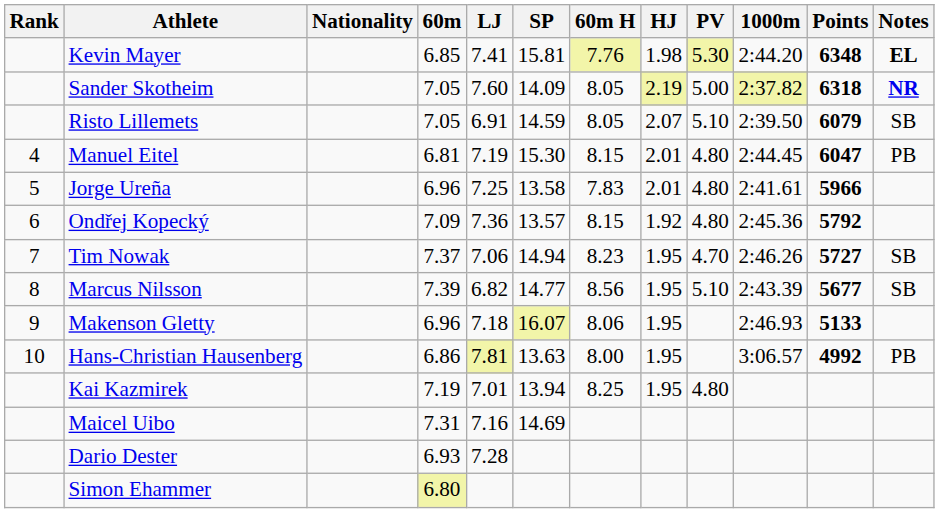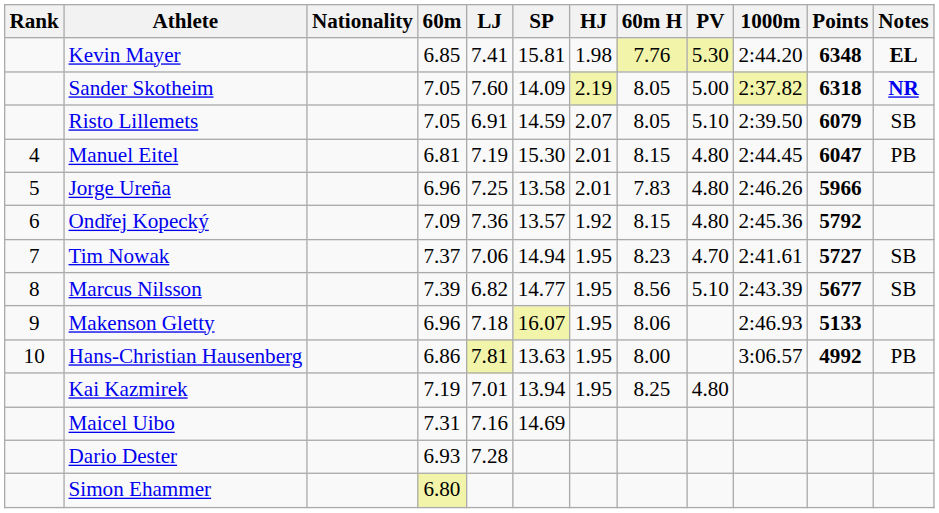columns swapped: (664, 21) <-> (605, 21)
(771, 188) 2:41.61 -> (771, 188) 2:46.26
(771, 255) 2:46.26 -> (771, 255) 2:41.61
